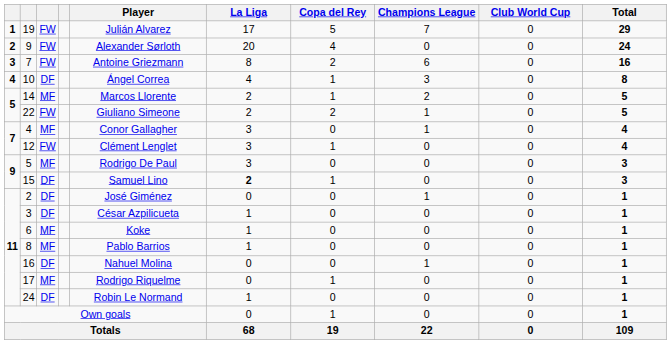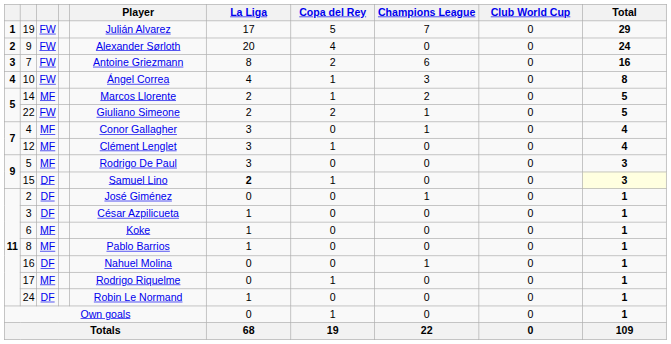(48, 79) DF -> (48, 79) FW
(48, 146) FW -> (48, 146) MF
(625, 180) no background -> (625, 180) lightyellow background
